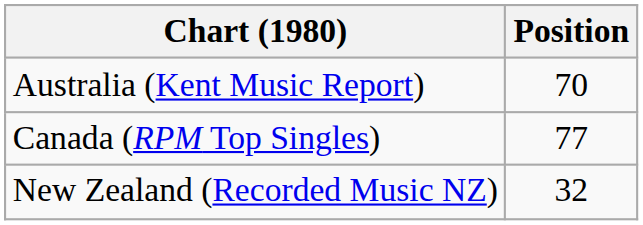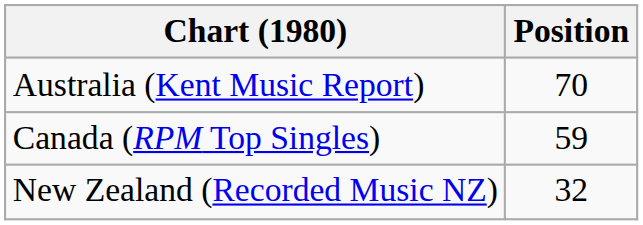(571, 137) 77 -> (571, 137) 59
